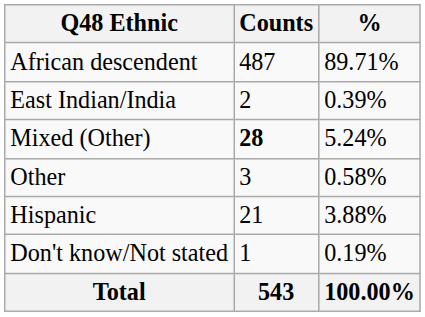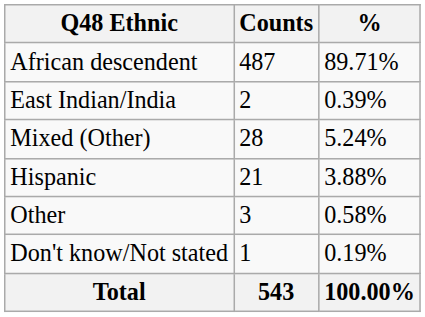(251, 138) bold -> (251, 138) normal
rows swapped: (53, 215) <-> (38, 176)
